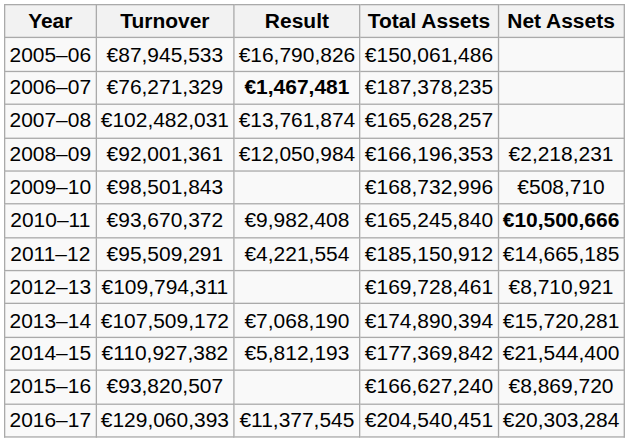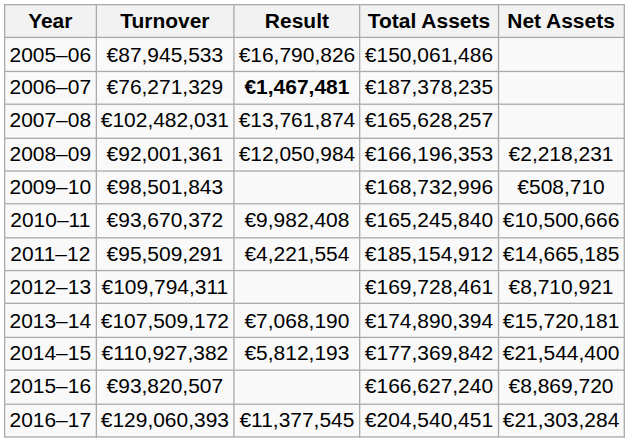(561, 220) bold -> (561, 220) normal
(429, 253) €185,150,912 -> (429, 253) €185,154,912
(561, 320) €15,720,281 -> (561, 320) €15,720,181
(561, 420) €20,303,284 -> (561, 420) €21,303,284
